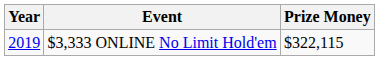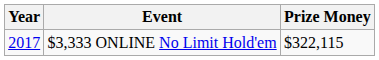(24, 42) 2019 -> (24, 42) 2017
